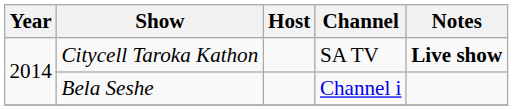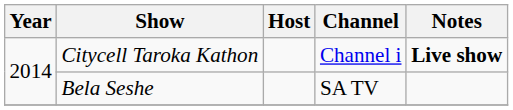(349, 54) SA TV -> (361, 54) Channel i
(361, 88) Channel i -> (349, 88) SA TV
